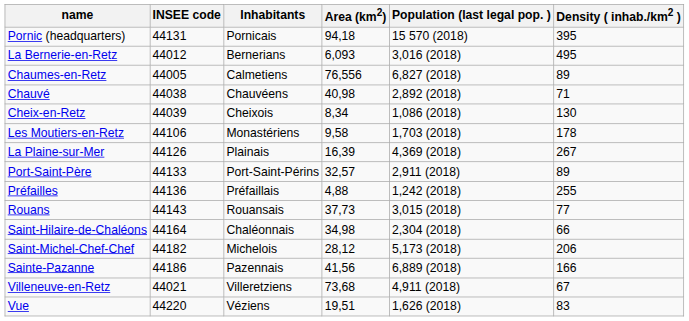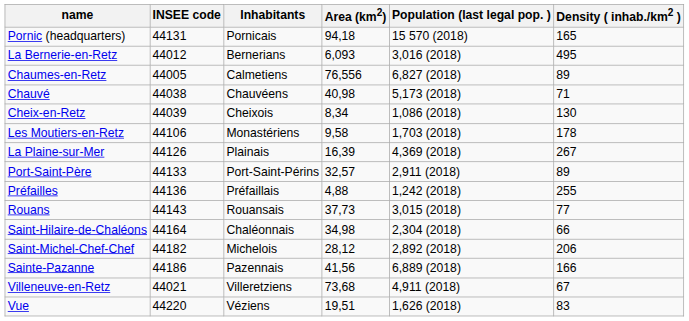(566, 36) 395 -> (566, 36) 165
(426, 94) 2,892 (2018) -> (426, 94) 5,173 (2018)
(426, 248) 5,173 (2018) -> (426, 248) 2,892 (2018)
